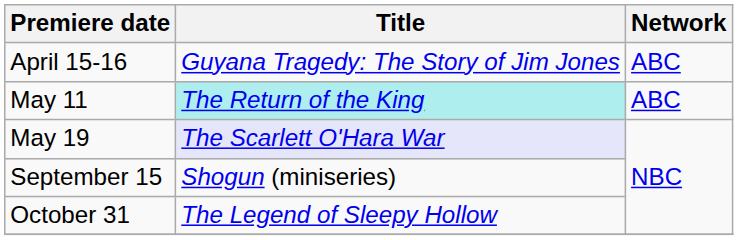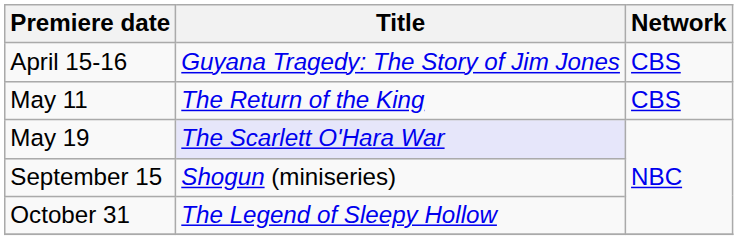(656, 61) ABC -> (656, 61) CBS
(303, 100) paleturquoise background -> (303, 100) no background
(656, 100) ABC -> (656, 100) CBS
